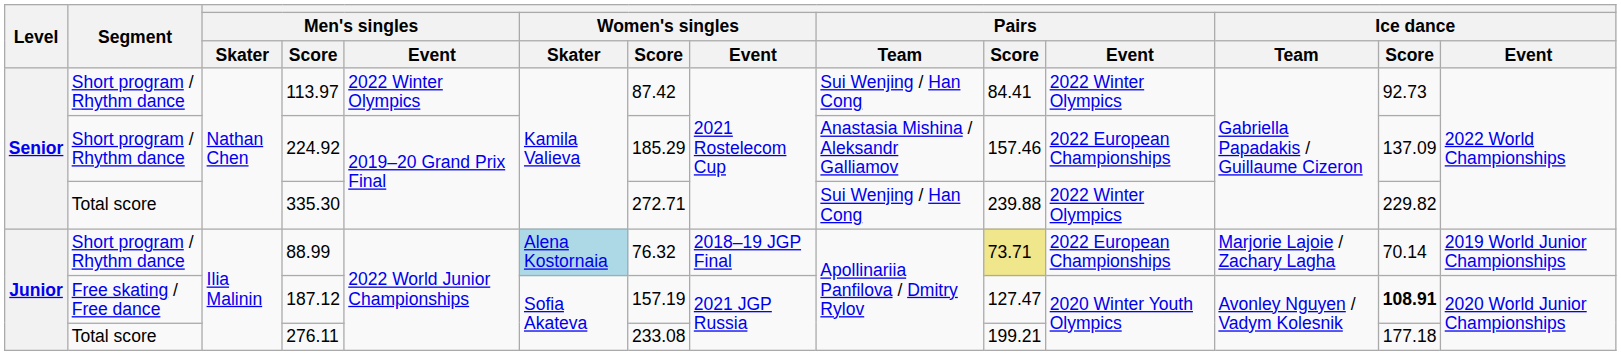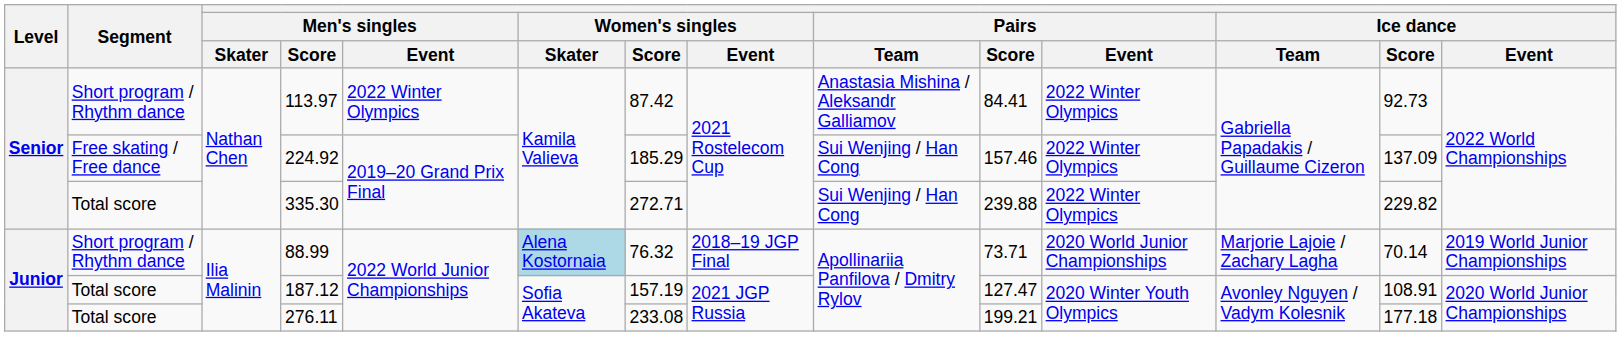(890, 91) Sui Wenjing / Han Cong -> (894, 101) Anastasia Mishina / Aleksandr Galliamov
(133, 148) Short program / Rhythm dance -> (125, 158) Free skating / Free dance
(896, 148) Anastasia Mishina / Aleksandr Galliamov -> (888, 158) Sui Wenjing / Han Cong
(1110, 148) 2022 European Championships -> (1093, 158) 2022 Winter Olympics
(1010, 252) khaki background -> (1006, 252) no background
(1110, 252) 2022 European Championships -> (1117, 252) 2020 World Junior Championships
(125, 299) Free skating / Free dance -> (114, 289) Total score
(1410, 299) bold -> (1410, 289) normal
